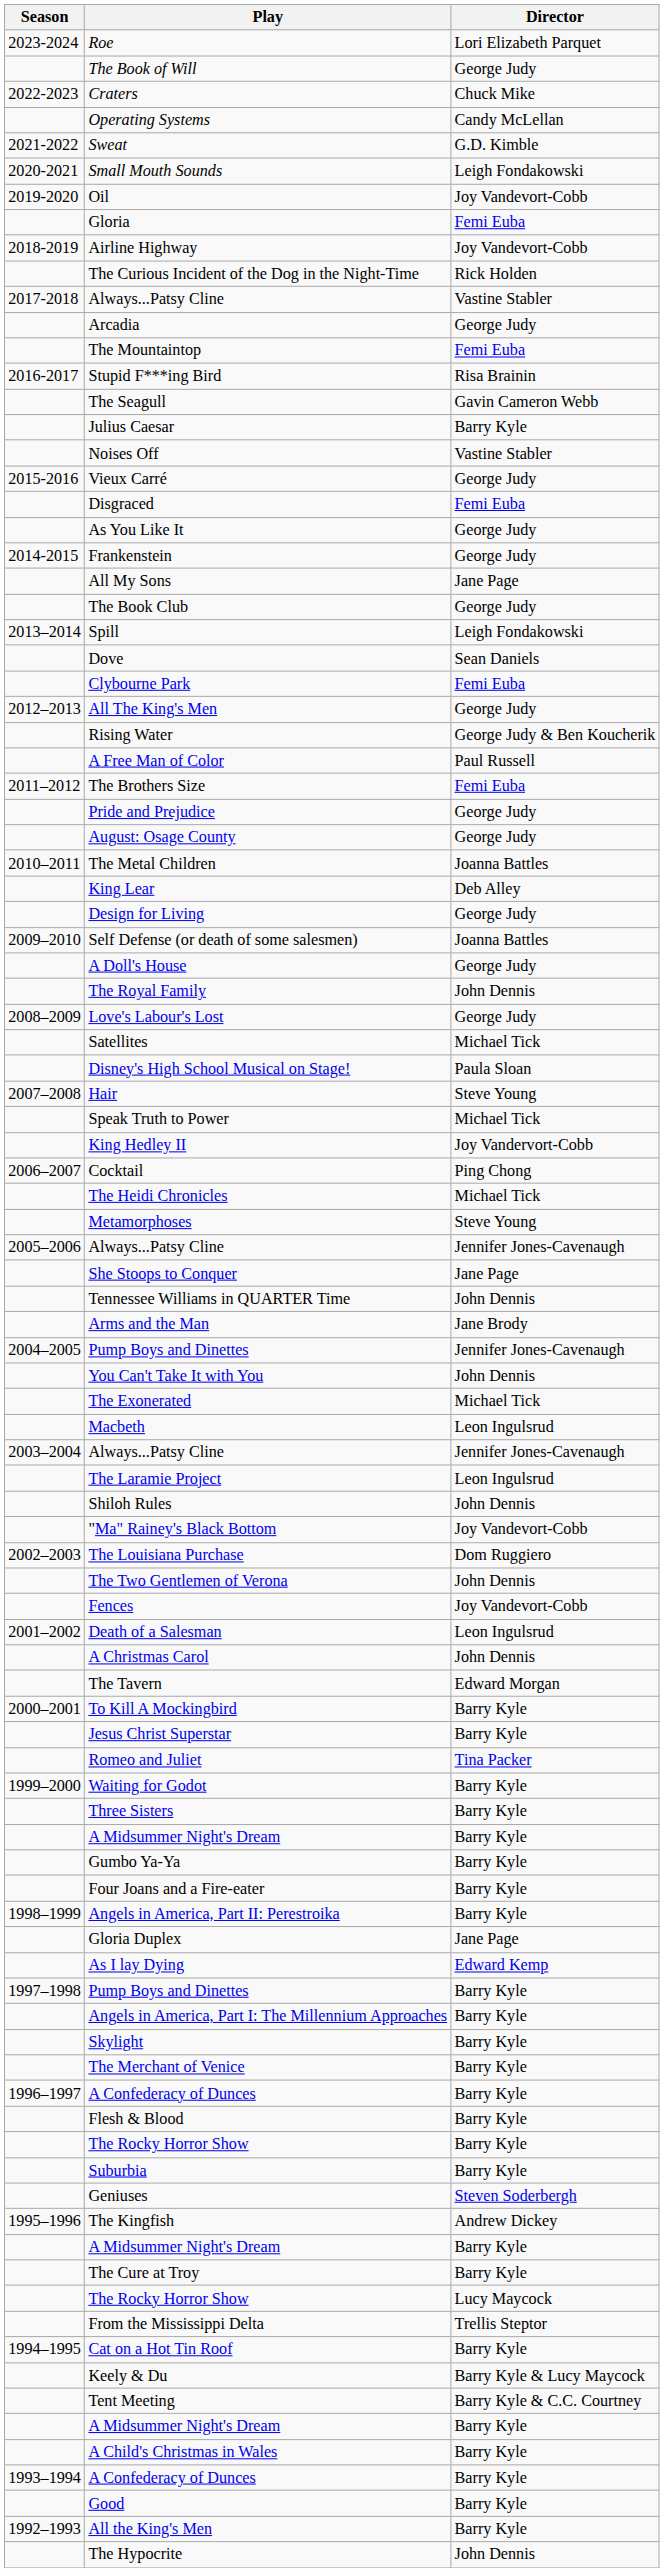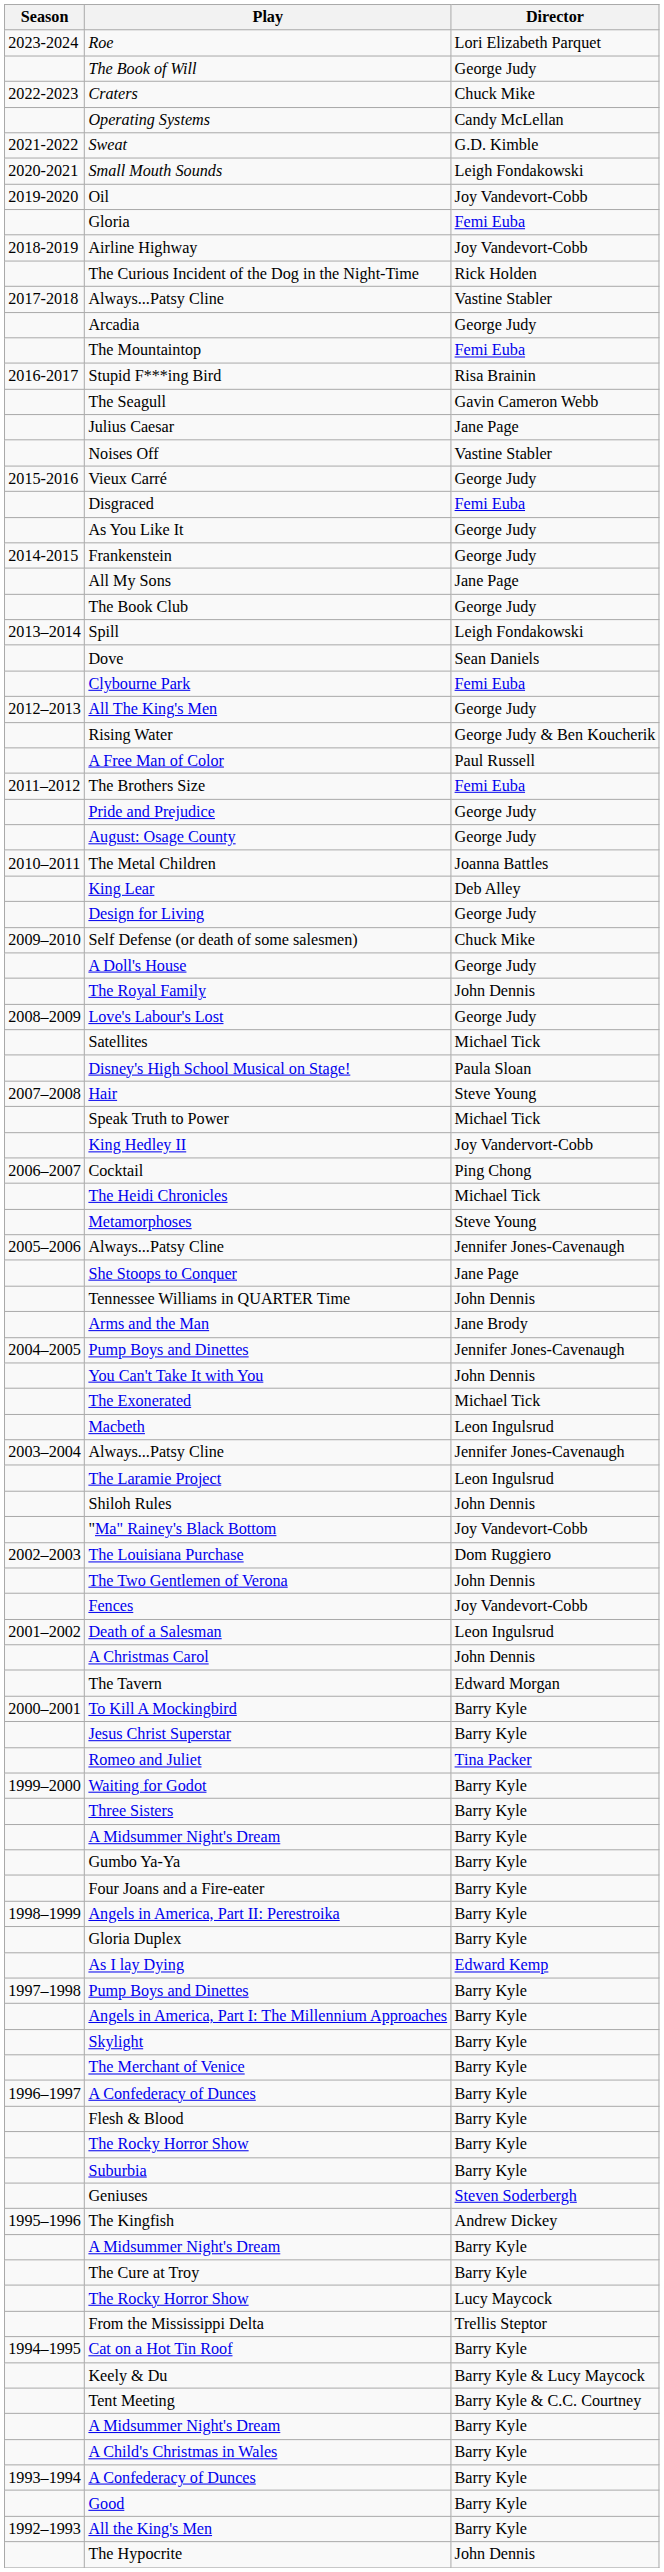(491, 427) Barry Kyle -> (487, 427) Jane Page
(501, 939) Joanna Battles -> (495, 939) Chuck Mike
(487, 1939) Jane Page -> (491, 1939) Barry Kyle
